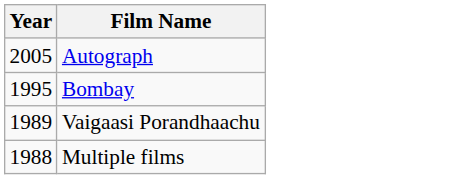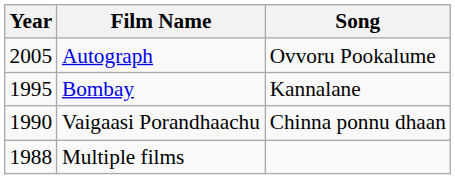+ column: (358, 21)
(31, 122) 1989 -> (31, 122) 1990
